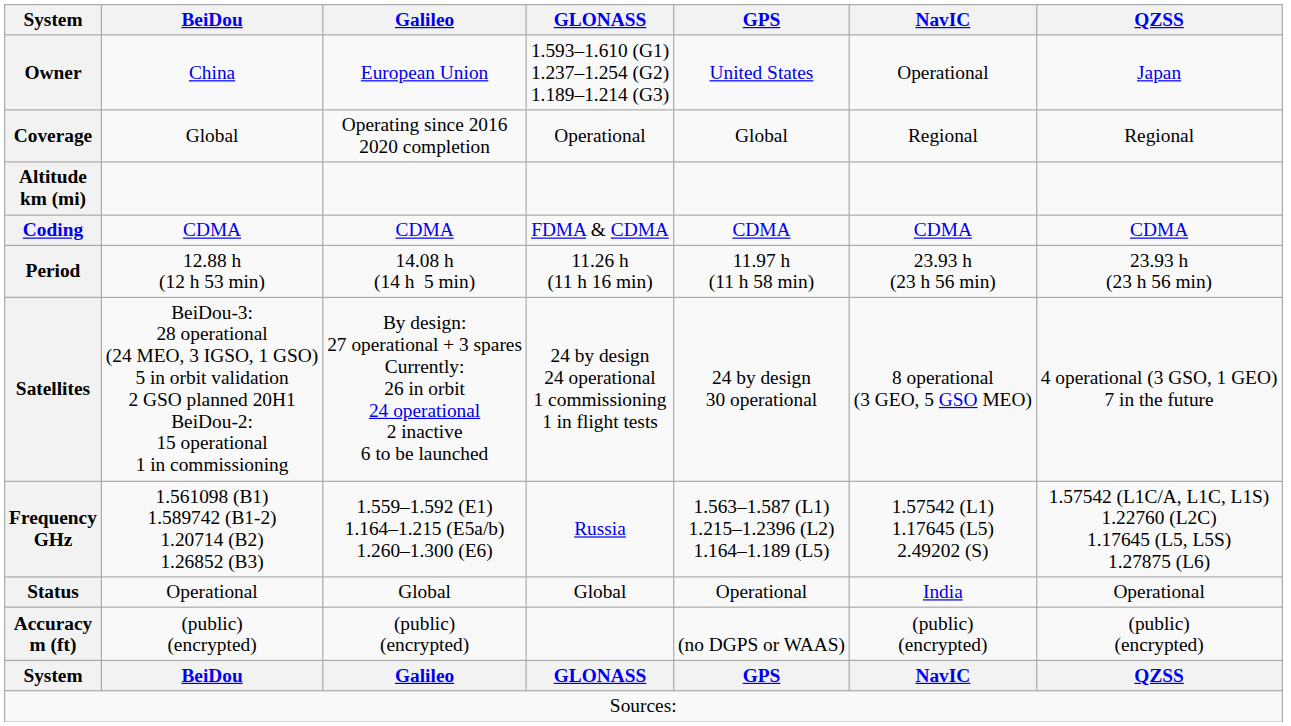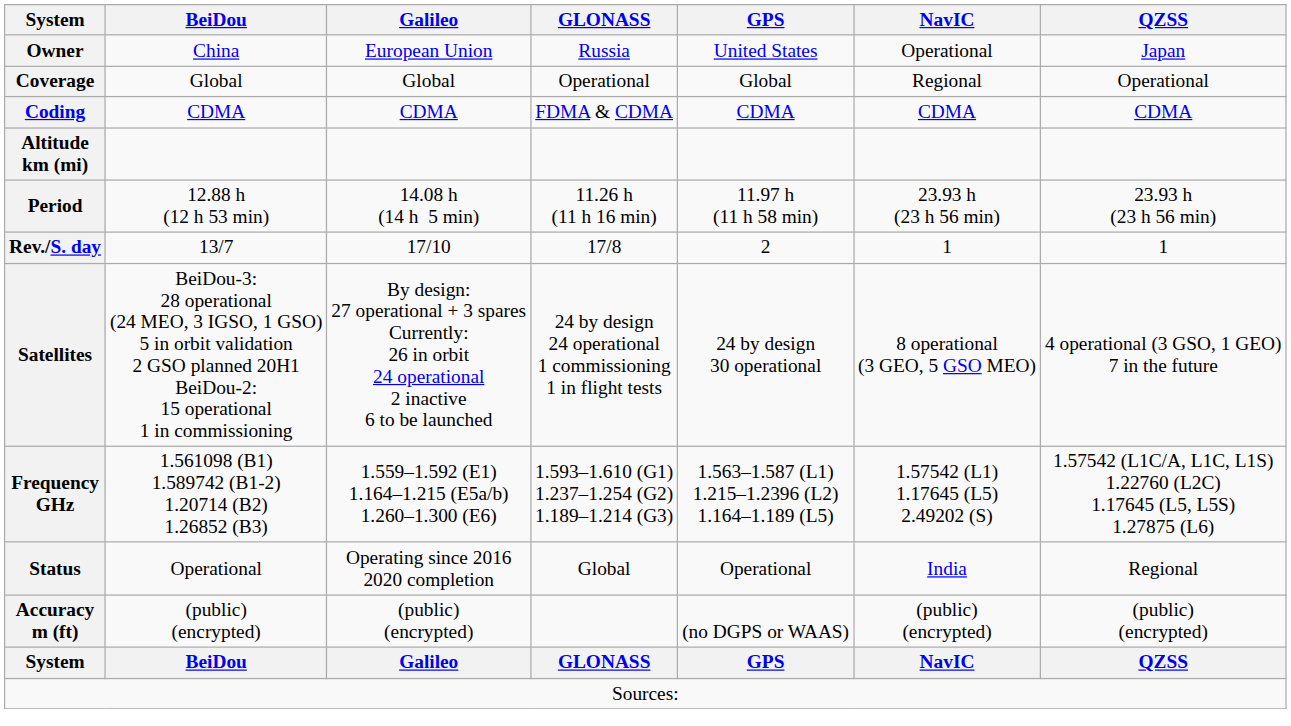(600, 72) 1.593–1.610 (G1) 1.237–1.254 (G2) 1.189–1.214 (G3) -> (604, 50) Russia
(425, 135) Operating since 2016 2020 completion -> (429, 81) Global
(1159, 135) Regional -> (1163, 81) Operational
rows swapped: (53, 229) <-> (53, 188)
+ row: (55, 247)
(600, 528) Russia -> (604, 494) 1.593–1.610 (G1) 1.237–1.254 (G2) 1.189–1.214 (G3)
(425, 592) Global -> (429, 568) Operating since 2016 2020 completion
(1159, 592) Operational -> (1163, 568) Regional
